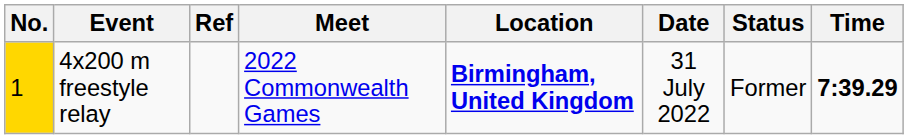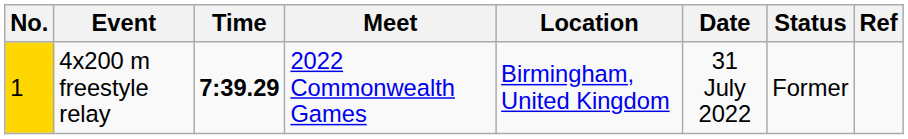columns swapped: (857, 23) <-> (214, 23)
(542, 87) bold -> (585, 87) normal
